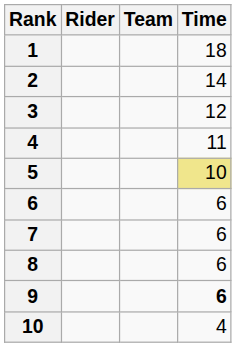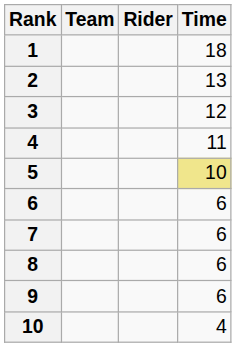columns swapped: (90, 19) <-> (148, 19)
(216, 81) 14 -> (216, 81) 13
(221, 296) bold -> (221, 296) normal
